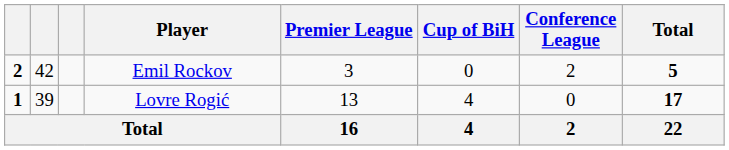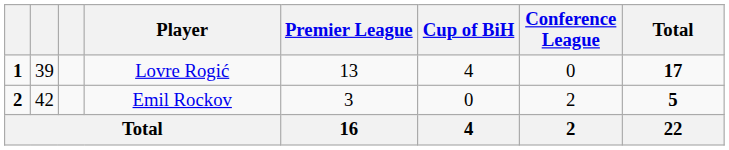rows swapped: (182, 99) <-> (182, 70)
